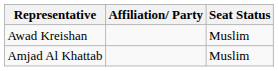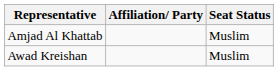rows swapped: (55, 55) <-> (47, 35)
